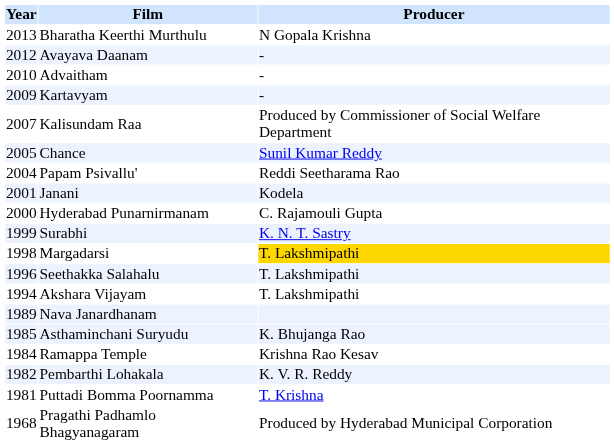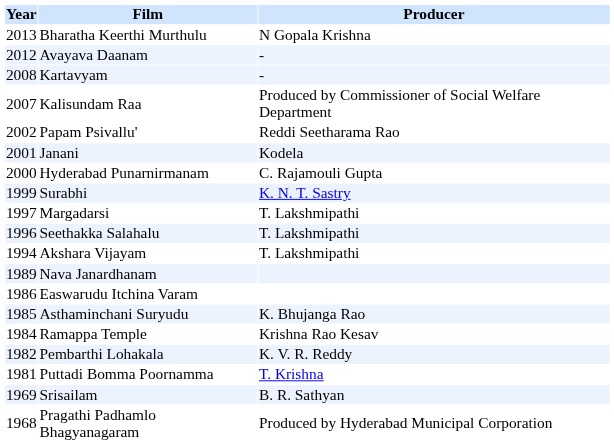- row: (74, 75)
(21, 95) 2009 -> (21, 75) 2008
- row: (63, 152)
(21, 172) 2004 -> (21, 132) 2002
(21, 253) 1998 -> (21, 213) 1997
(309, 253) gold background -> (309, 213) no background
+ row: (119, 293)
+ row: (69, 394)
